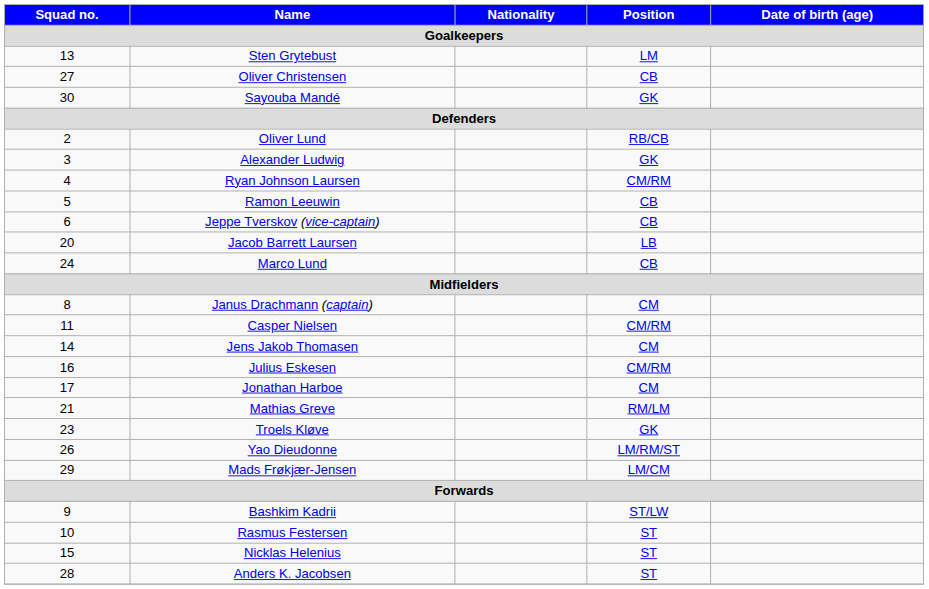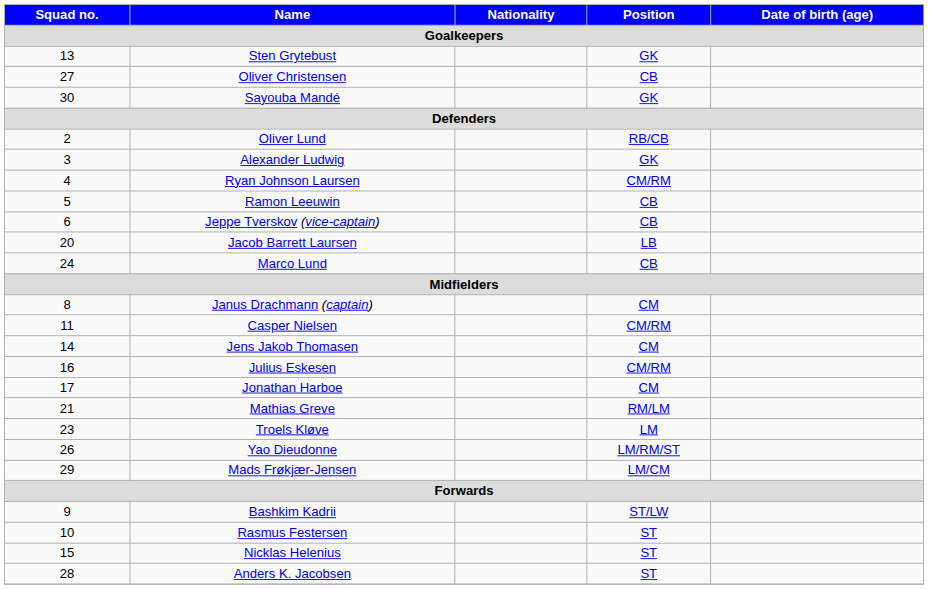(649, 57) LM -> (649, 57) GK
(649, 429) GK -> (649, 429) LM
